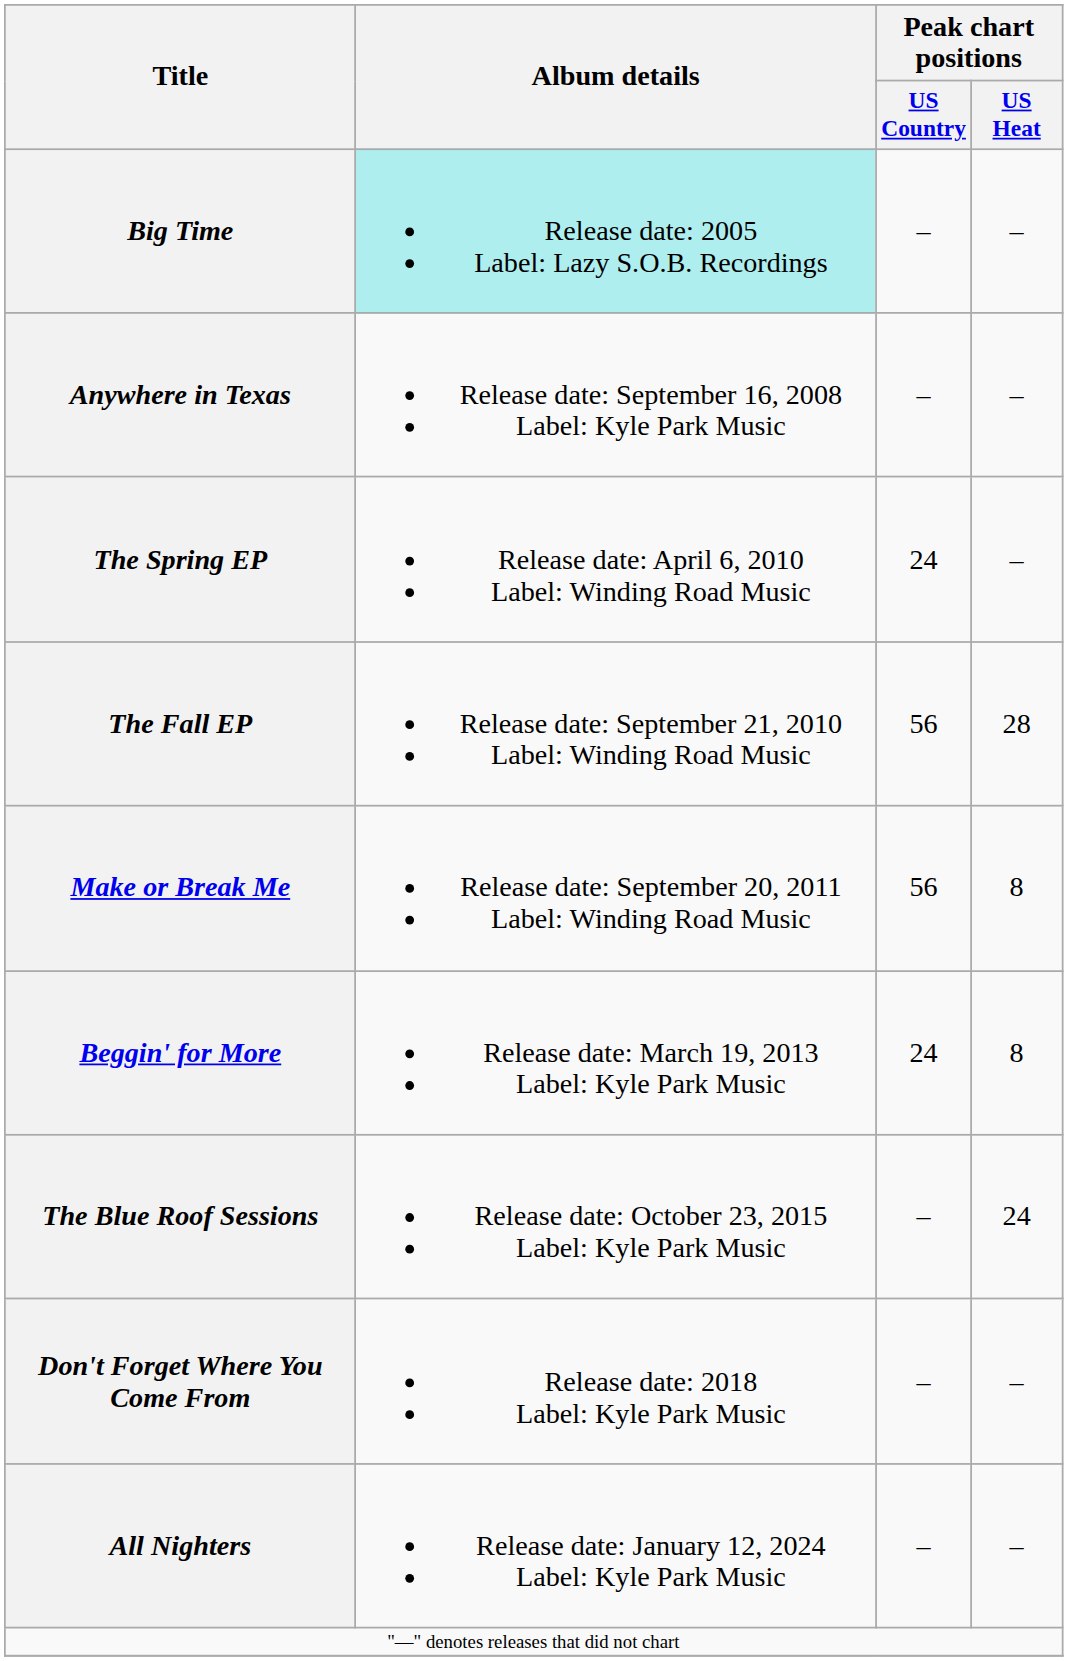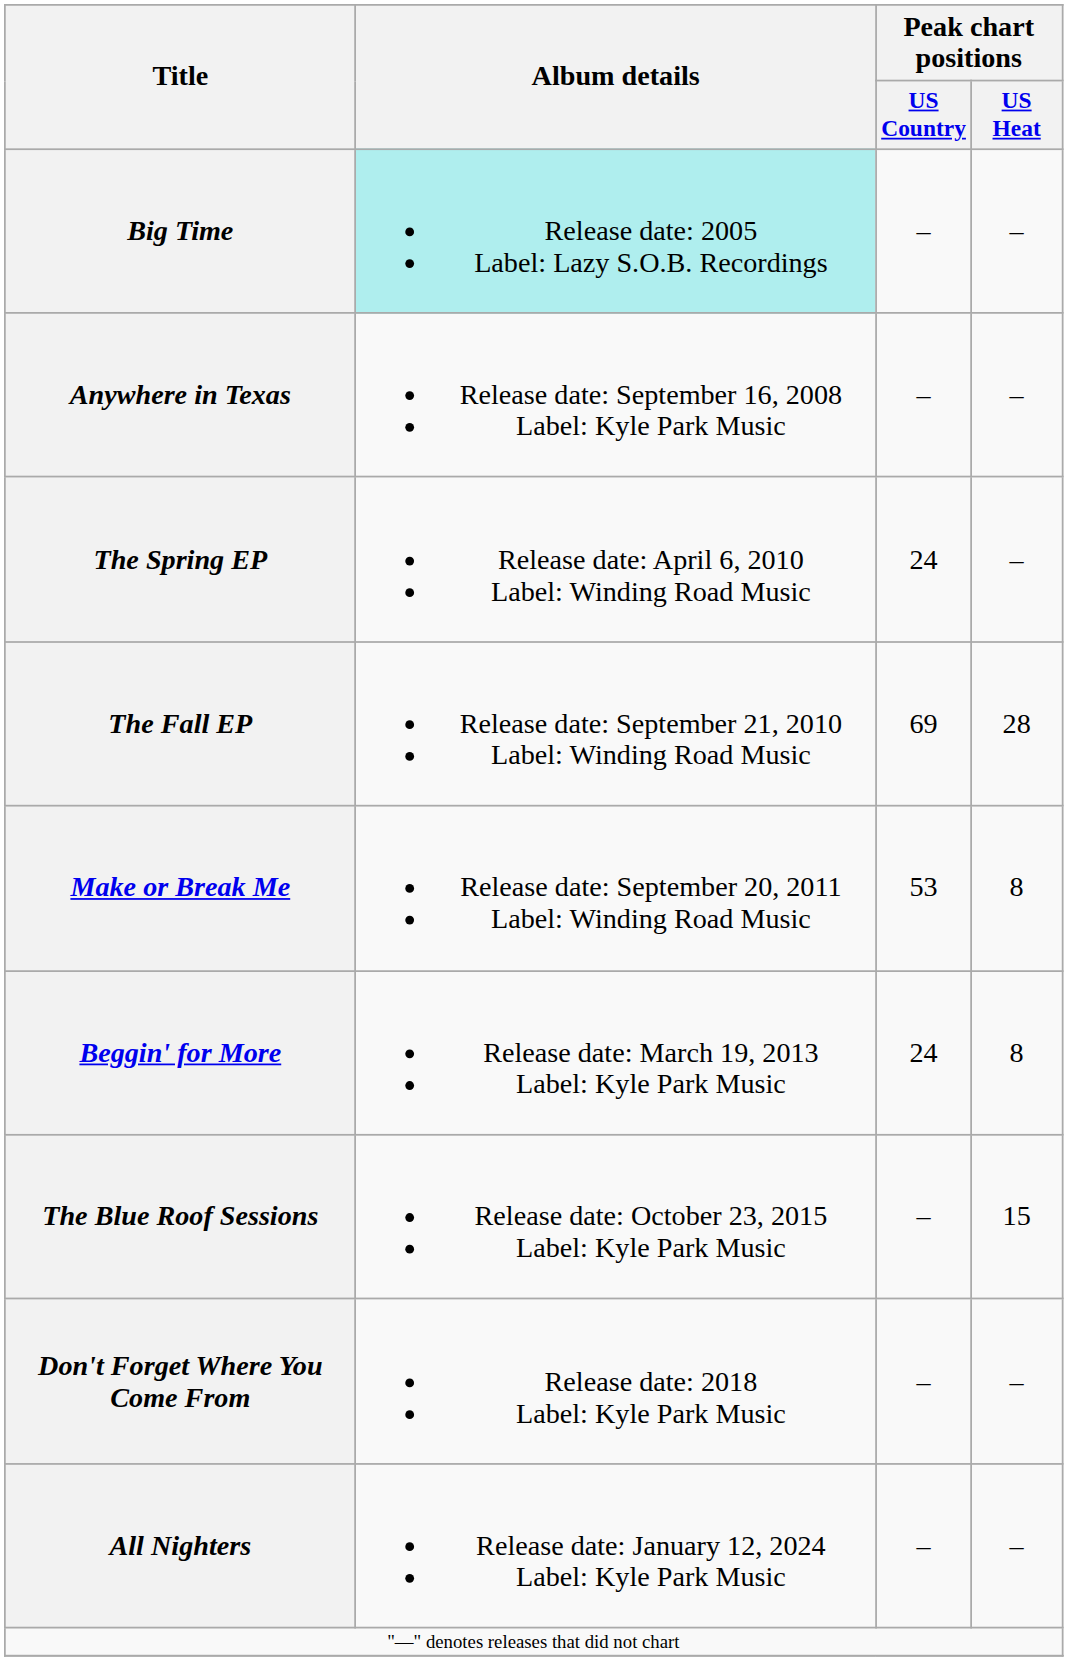(924, 723) 56 -> (924, 723) 69
(924, 887) 56 -> (924, 887) 53
(1017, 1216) 24 -> (1017, 1216) 15
